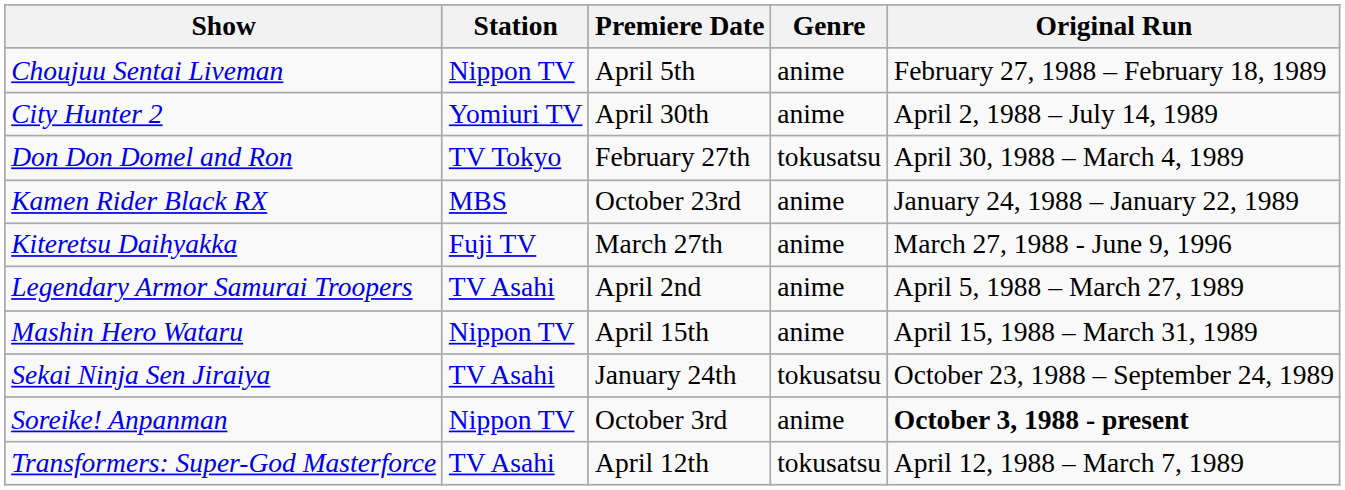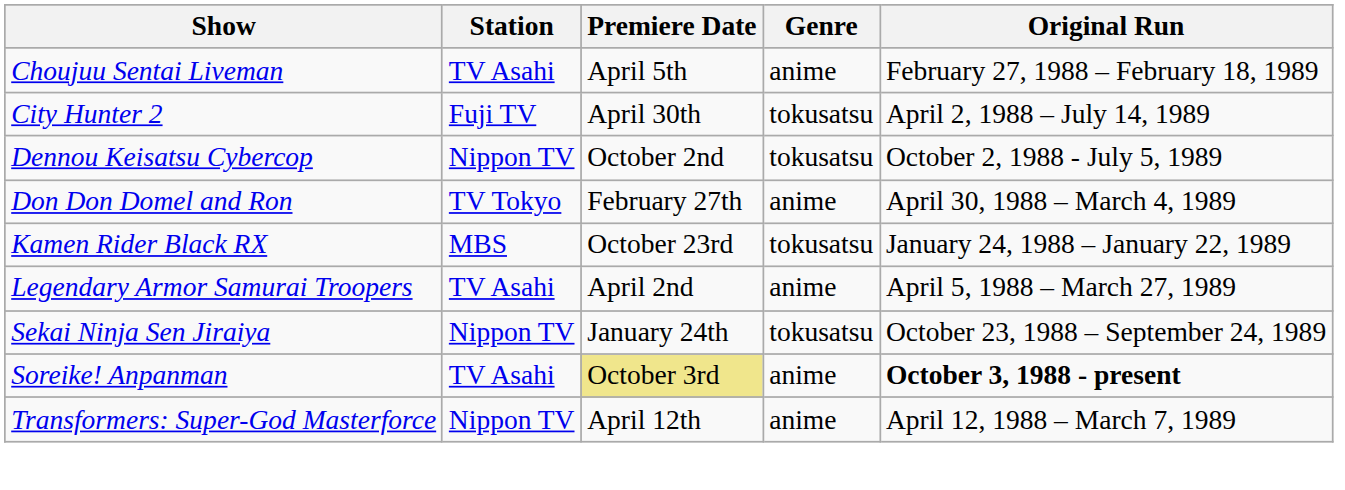(512, 69) Nippon TV -> (502, 69) TV Asahi
(516, 113) Yomiuri TV -> (493, 113) Fuji TV
(811, 113) anime -> (821, 113) tokusatsu
+ row: (162, 157)
(829, 157) tokusatsu -> (803, 200) anime
(811, 200) anime -> (821, 244) tokusatsu
- row: (124, 244)
- row: (127, 331)
(502, 375) TV Asahi -> (512, 331) Nippon TV
(512, 419) Nippon TV -> (502, 375) TV Asahi
(661, 419) no background -> (653, 375) khaki background
(502, 462) TV Asahi -> (512, 419) Nippon TV
(829, 462) tokusatsu -> (803, 419) anime
